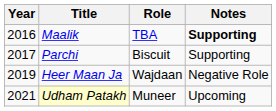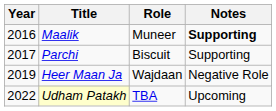(145, 34) TBA -> (154, 34) Muneer
(22, 95) 2021 -> (22, 95) 2022
(154, 95) Muneer -> (145, 95) TBA
